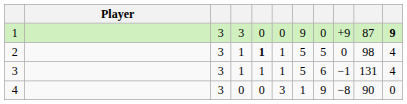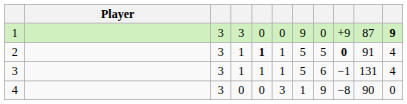(344, 52) normal -> (344, 52) bold
(368, 52) 98 -> (368, 52) 91
